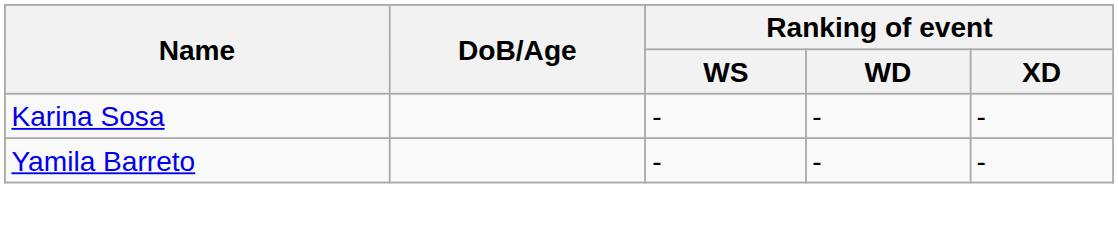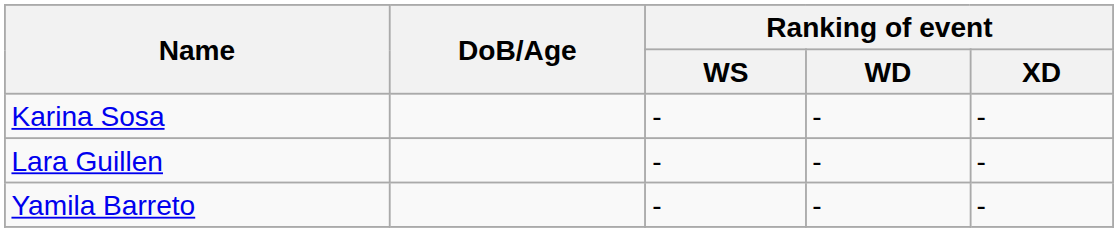+ row: (87, 161)
